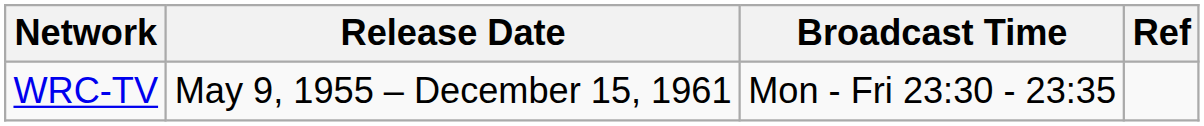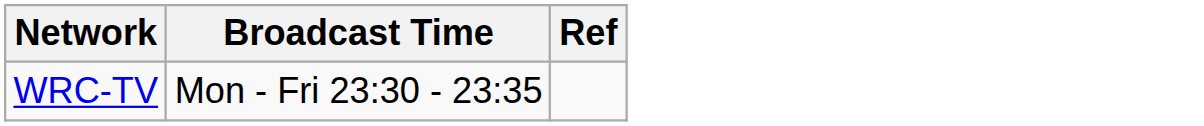- column: (453, 33)
